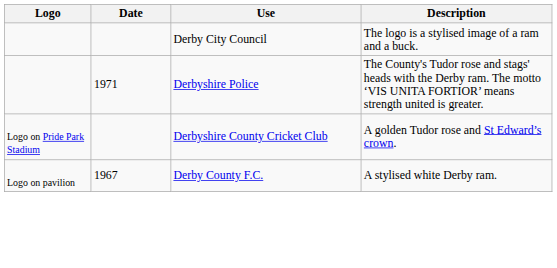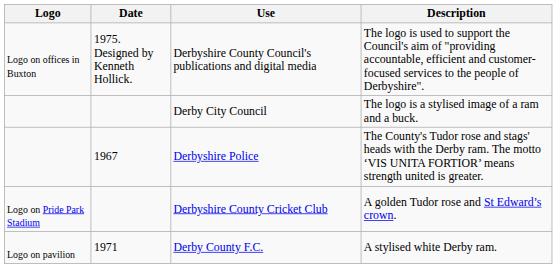+ row: (245, 59)
(106, 84) 1971 -> (106, 156) 1967
(106, 175) 1967 -> (106, 247) 1971
